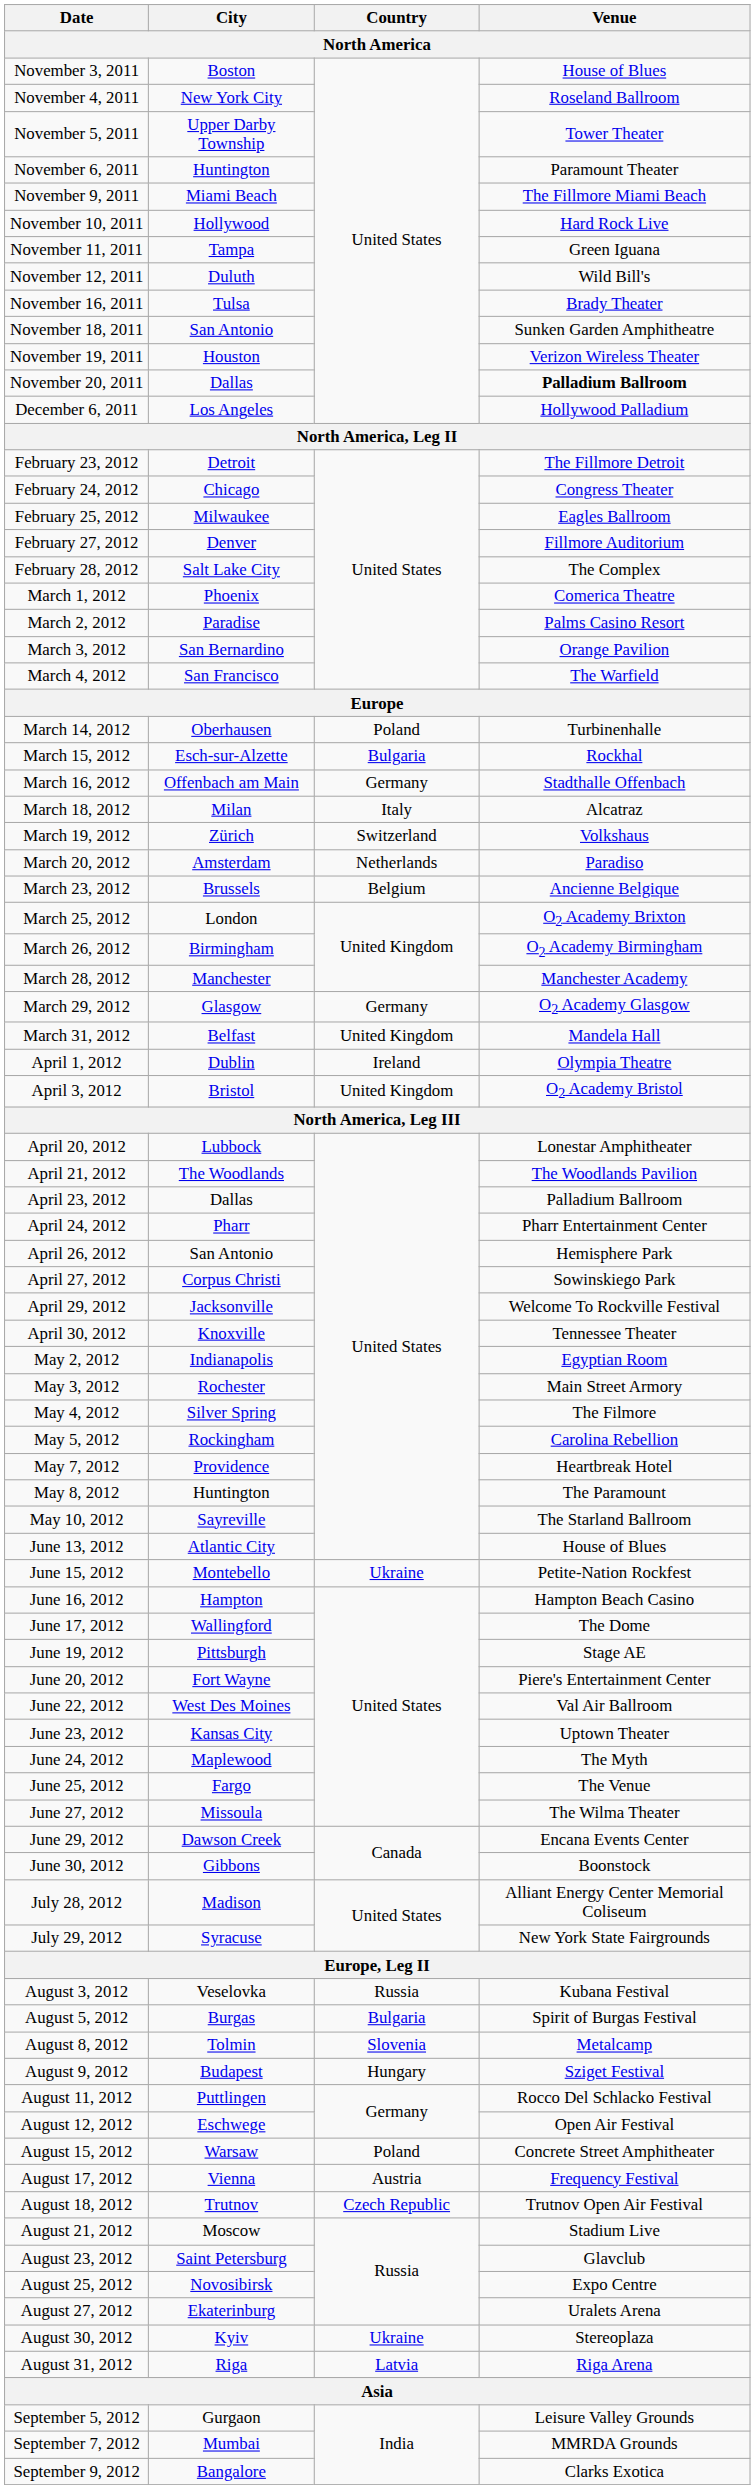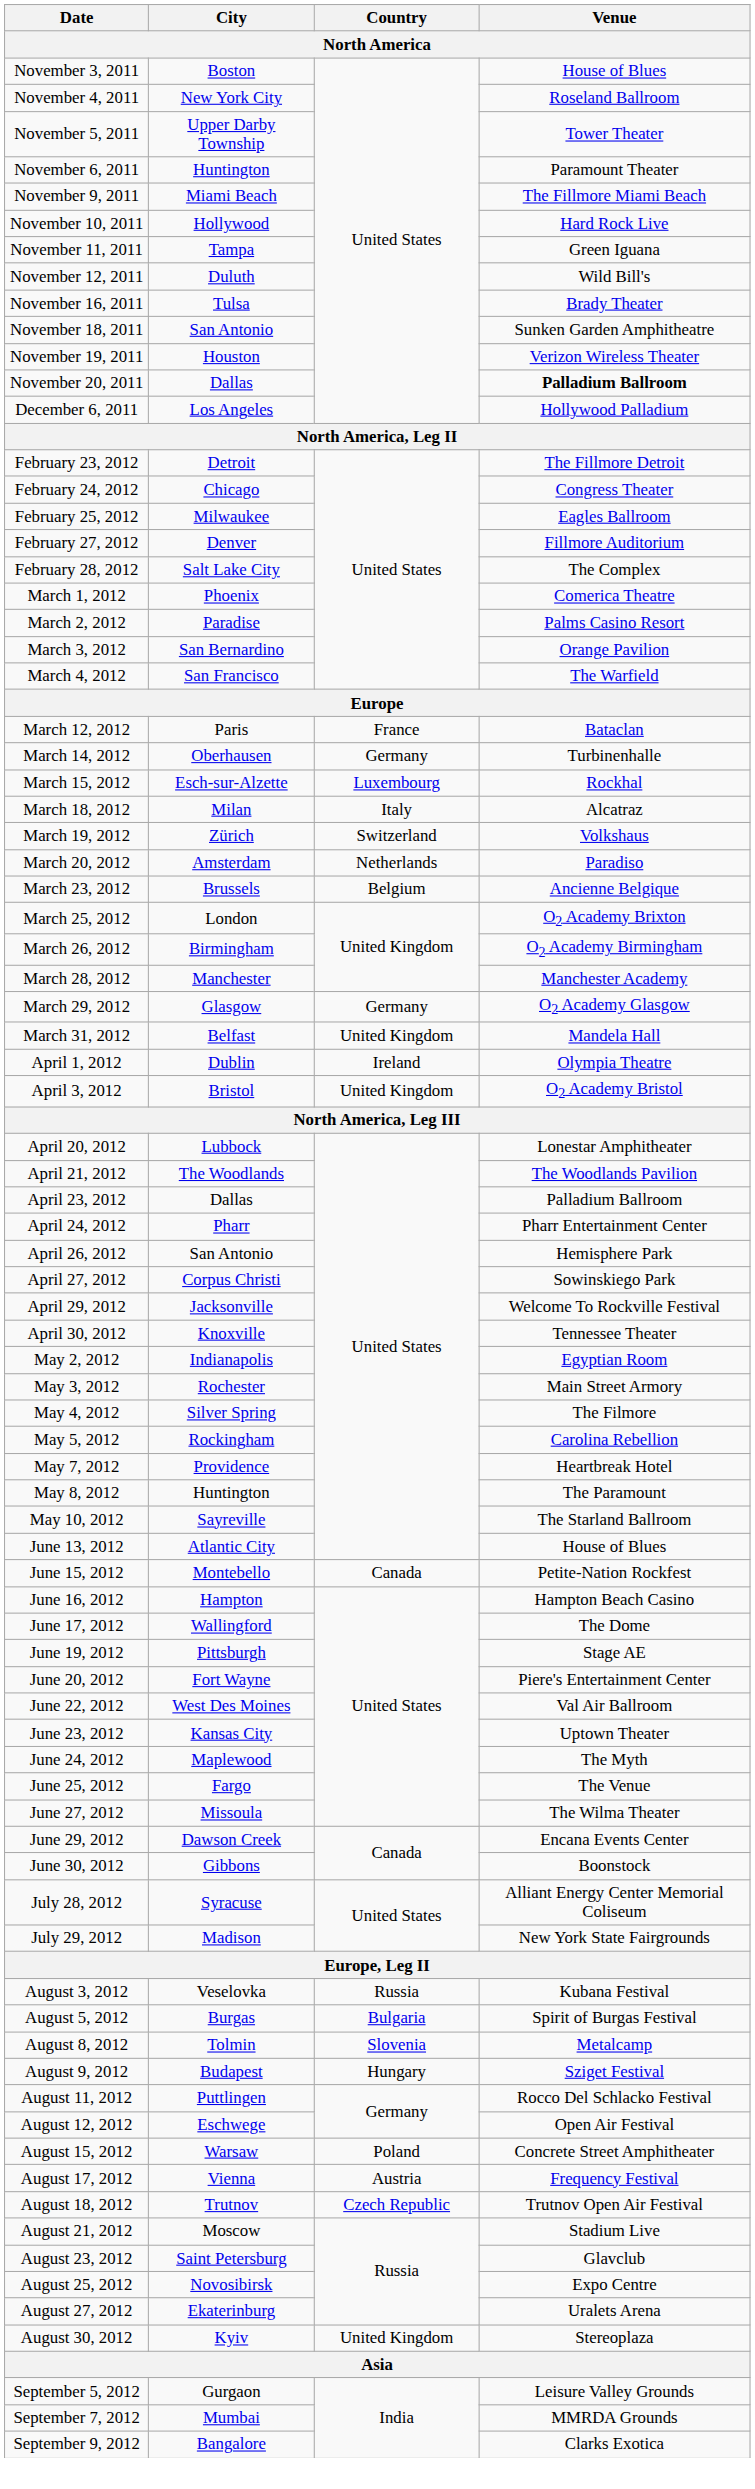+ row: (77, 729)
(397, 729) Poland -> (397, 756) Germany
(397, 756) Bulgaria -> (397, 782) Luxembourg
- row: (77, 782)
(397, 1573) Ukraine -> (397, 1573) Canada
(231, 1902) Madison -> (231, 1902) Syracuse
(231, 1938) Syracuse -> (231, 1938) Madison
(397, 2337) Ukraine -> (397, 2337) United Kingdom
- row: (77, 2364)
